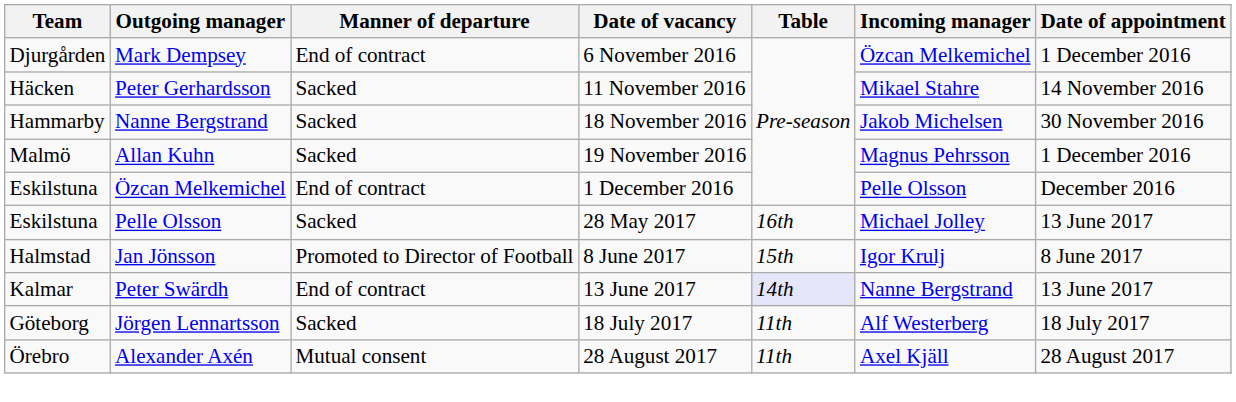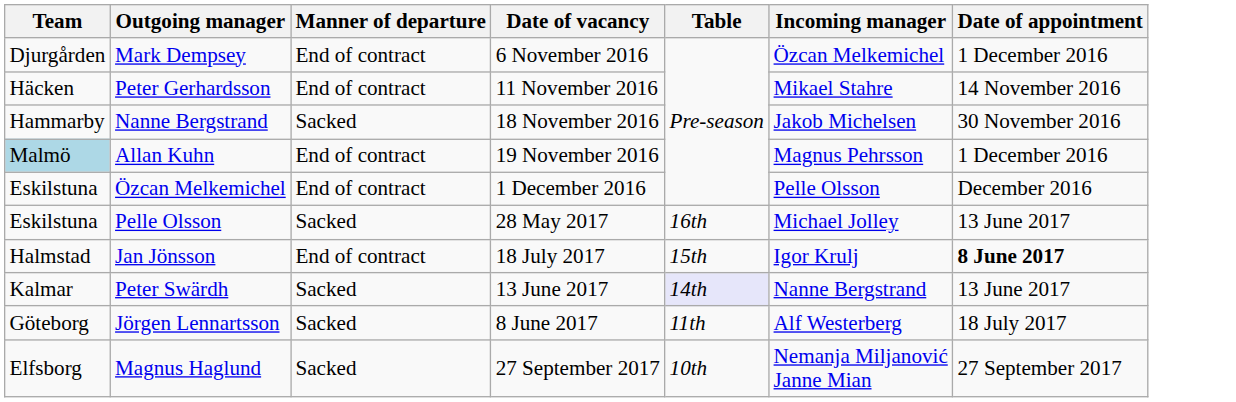(326, 88) Sacked -> (361, 88) End of contract
(40, 155) no background -> (40, 155) lightblue background
(326, 155) Sacked -> (361, 155) End of contract
(434, 255) Promoted to Director of Football -> (361, 255) End of contract
(634, 255) 8 June 2017 -> (550, 255) 18 July 2017
(1091, 255) normal -> (1011, 255) bold
(361, 289) End of contract -> (326, 289) Sacked
(638, 322) 18 July 2017 -> (547, 322) 8 June 2017
- row: (184, 356)
+ row: (188, 368)
